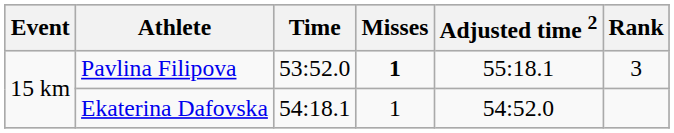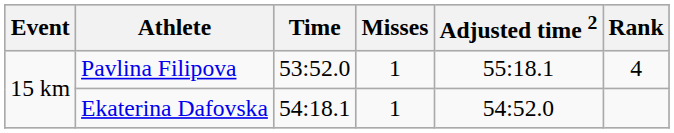(395, 69) bold -> (395, 69) normal
(636, 69) 3 -> (636, 69) 4
